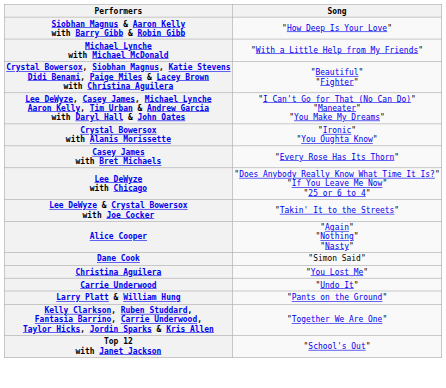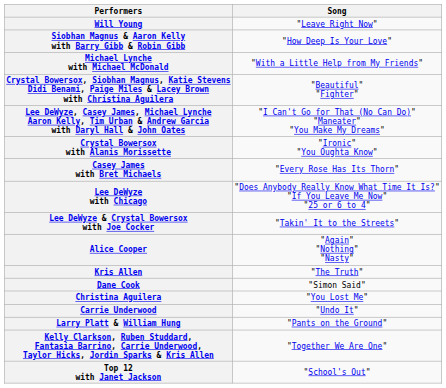+ row: (118, 24)
+ row: (118, 272)
